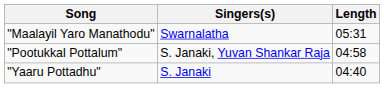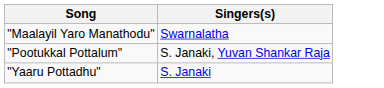- column: (356, 14)
